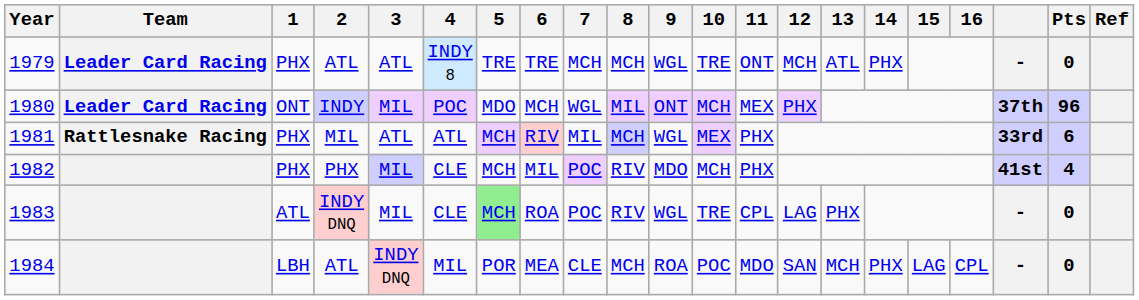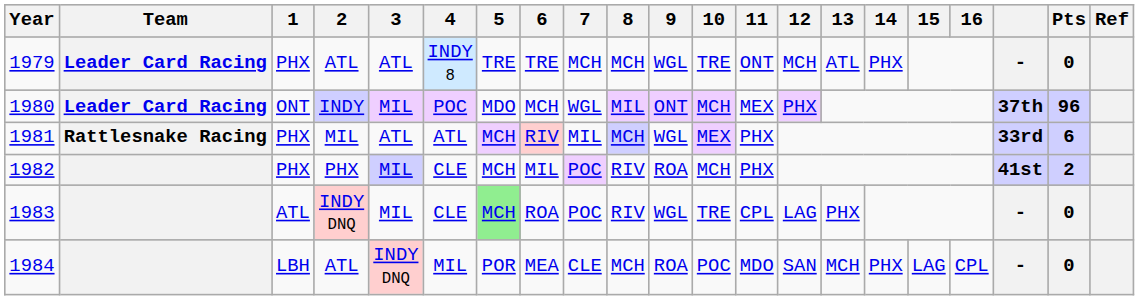(671, 169) MDO -> (671, 169) ROA
(1069, 169) 4 -> (1069, 169) 2
